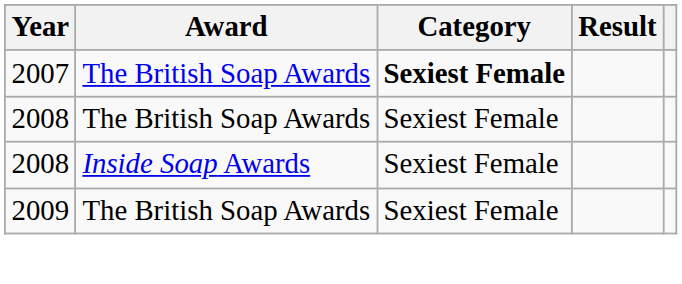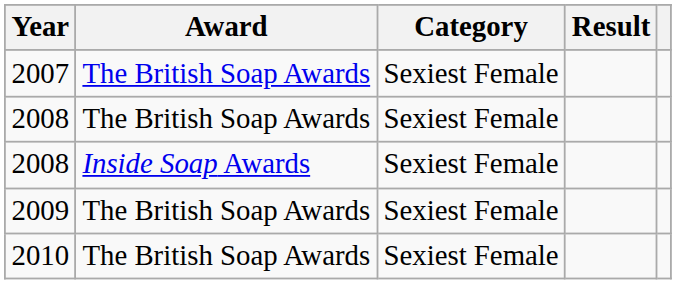(474, 73) bold -> (471, 73) normal
+ row: (40, 255)
